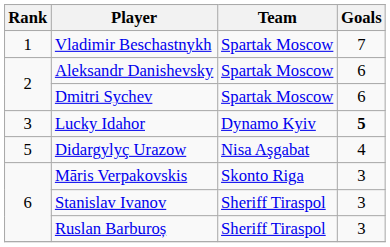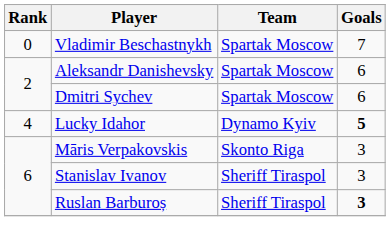(28, 44) 1 -> (28, 44) 0
(28, 123) 3 -> (28, 123) 4
- row: (121, 149)
(361, 228) normal -> (361, 202) bold
